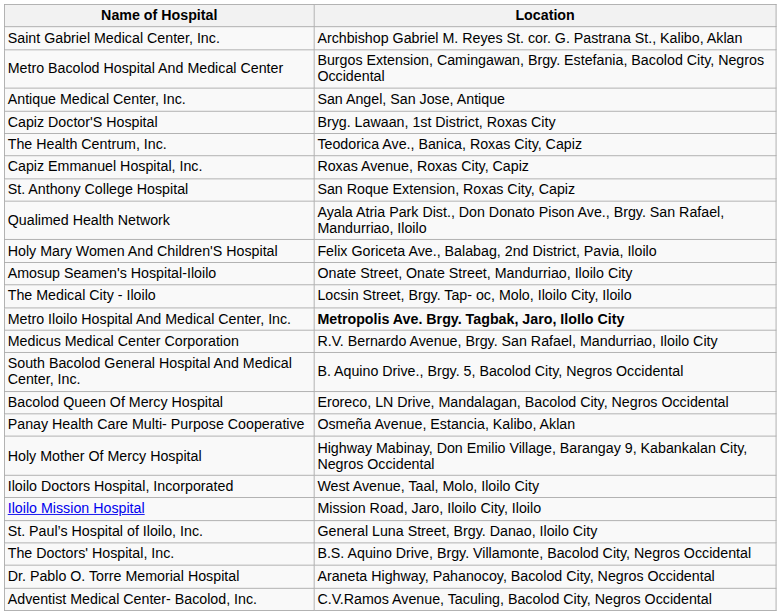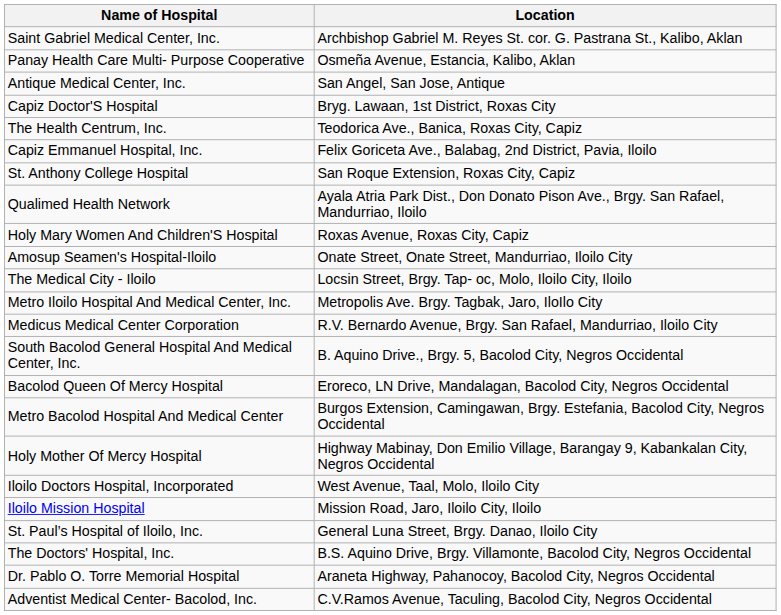rows swapped: (156, 425) <-> (145, 68)
(423, 167) Roxas Avenue, Roxas City, Capiz -> (487, 151) Felix Goriceta Ave., Balabag, 2nd District, Pavia, Iloilo
(487, 251) Felix Goriceta Ave., Balabag, 2nd District, Pavia, Iloilo -> (423, 235) Roxas Avenue, Roxas City, Capiz
(471, 318) bold -> (460, 302) normal
